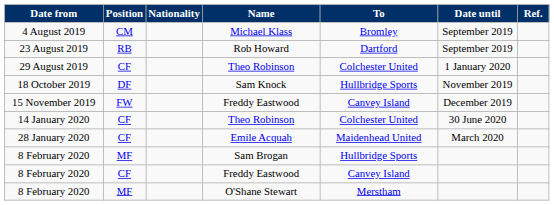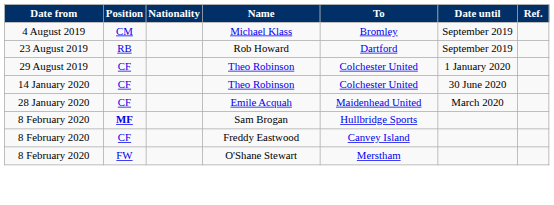- row: (54, 85)
- row: (54, 102)
(124, 156) normal -> (124, 120) bold
(124, 191) MF -> (124, 156) FW
